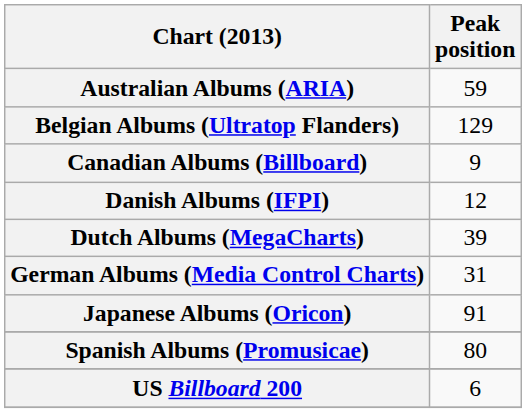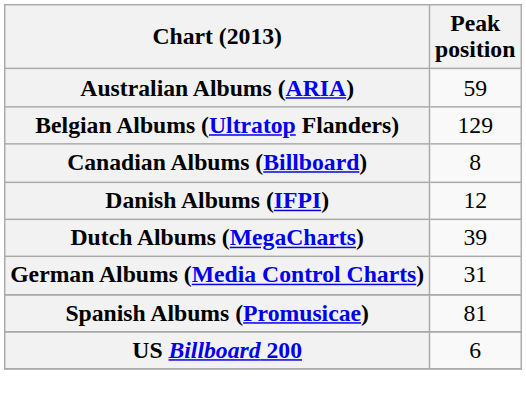(475, 162) 9 -> (475, 162) 8
- row: (217, 312)
(475, 350) 80 -> (475, 312) 81
